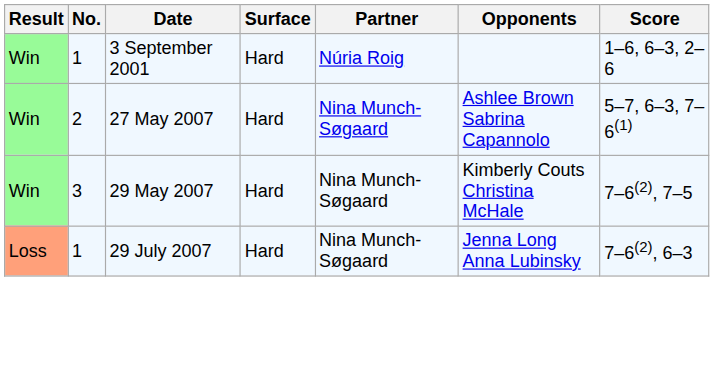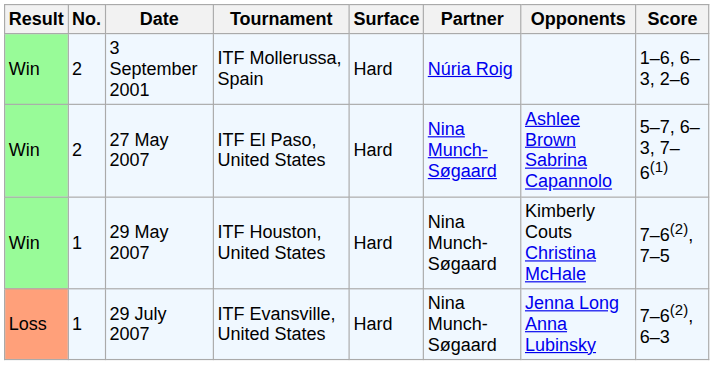+ column: (281, 18)
(77, 58) 1 -> (77, 68) 2
(77, 189) 3 -> (77, 241) 1
